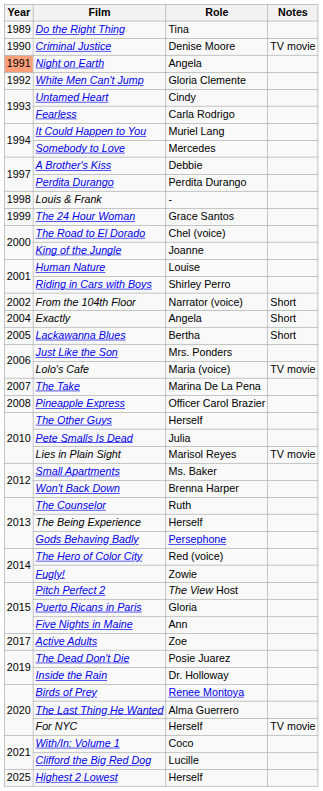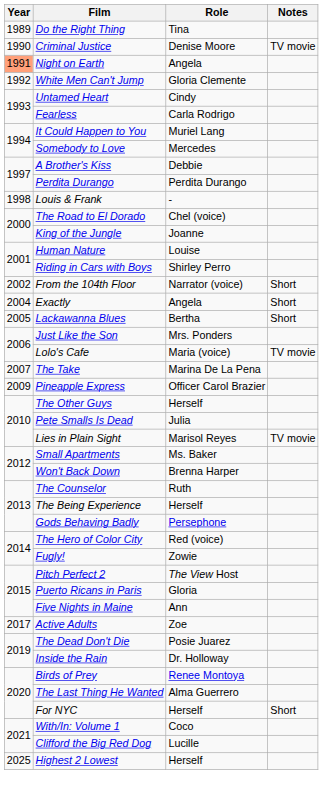- row: (85, 217)
(19, 404) 2008 -> (19, 387) 2009
(293, 727) TV movie -> (283, 710) Short
